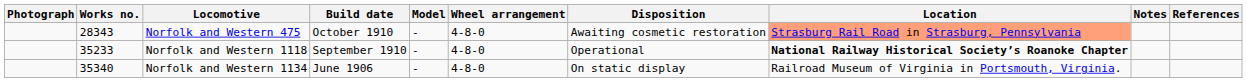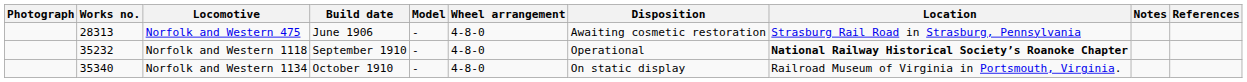(97, 32) 28343 -> (97, 32) 28313
(353, 32) October 1910 -> (343, 32) June 1906
(926, 32) lightsalmon background -> (926, 32) no background
(97, 50) 35233 -> (97, 50) 35232
(343, 68) June 1906 -> (353, 68) October 1910
